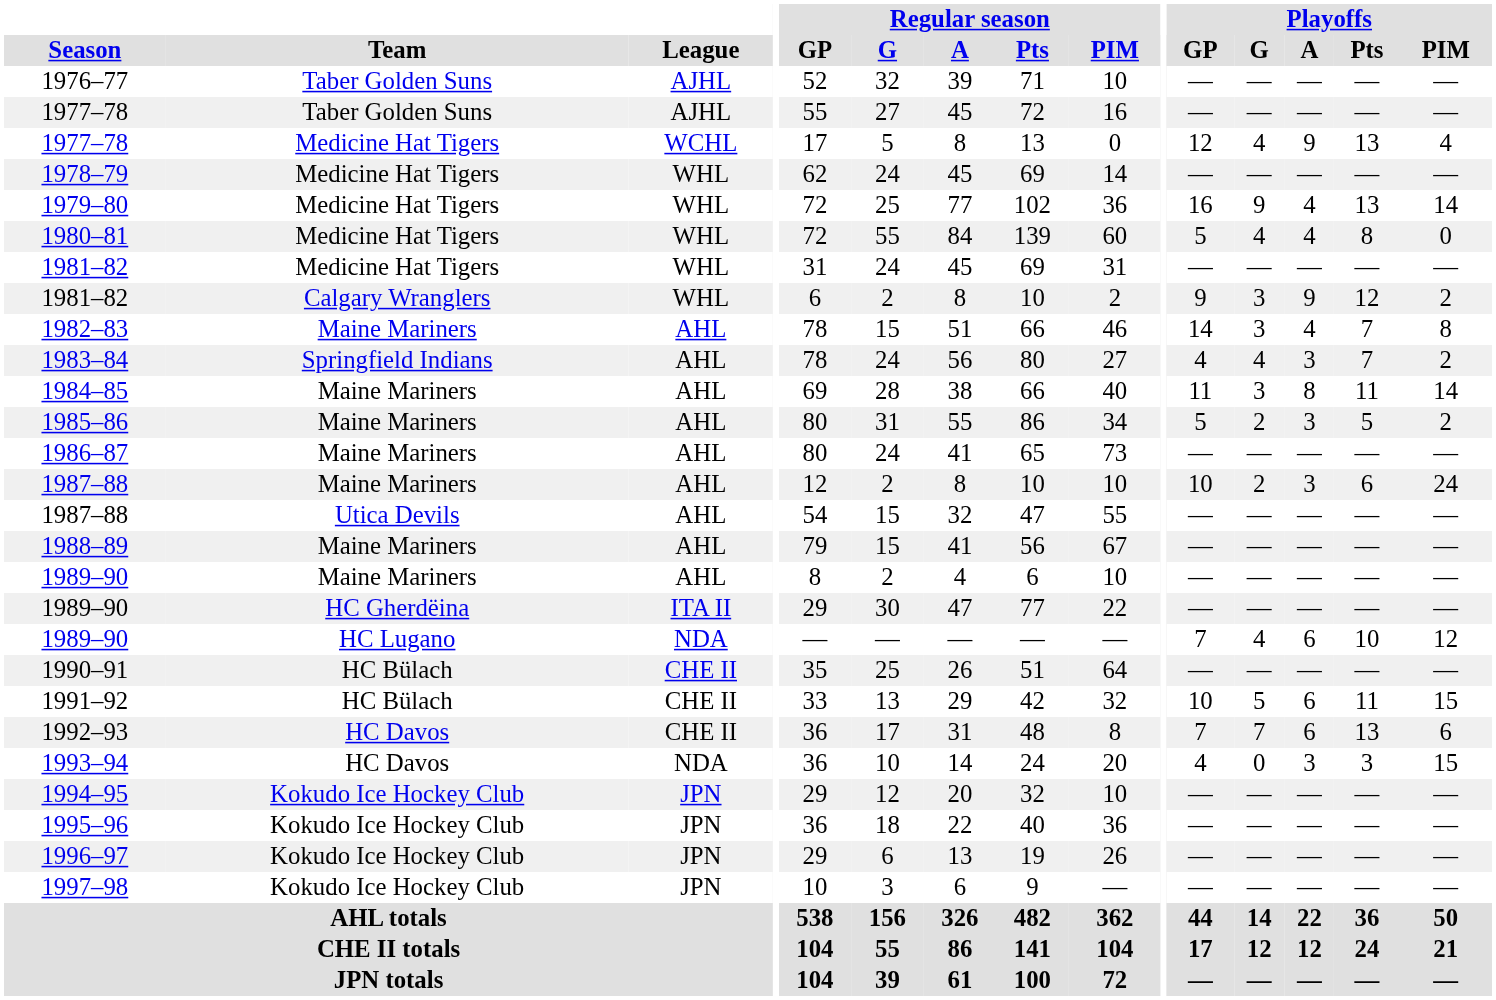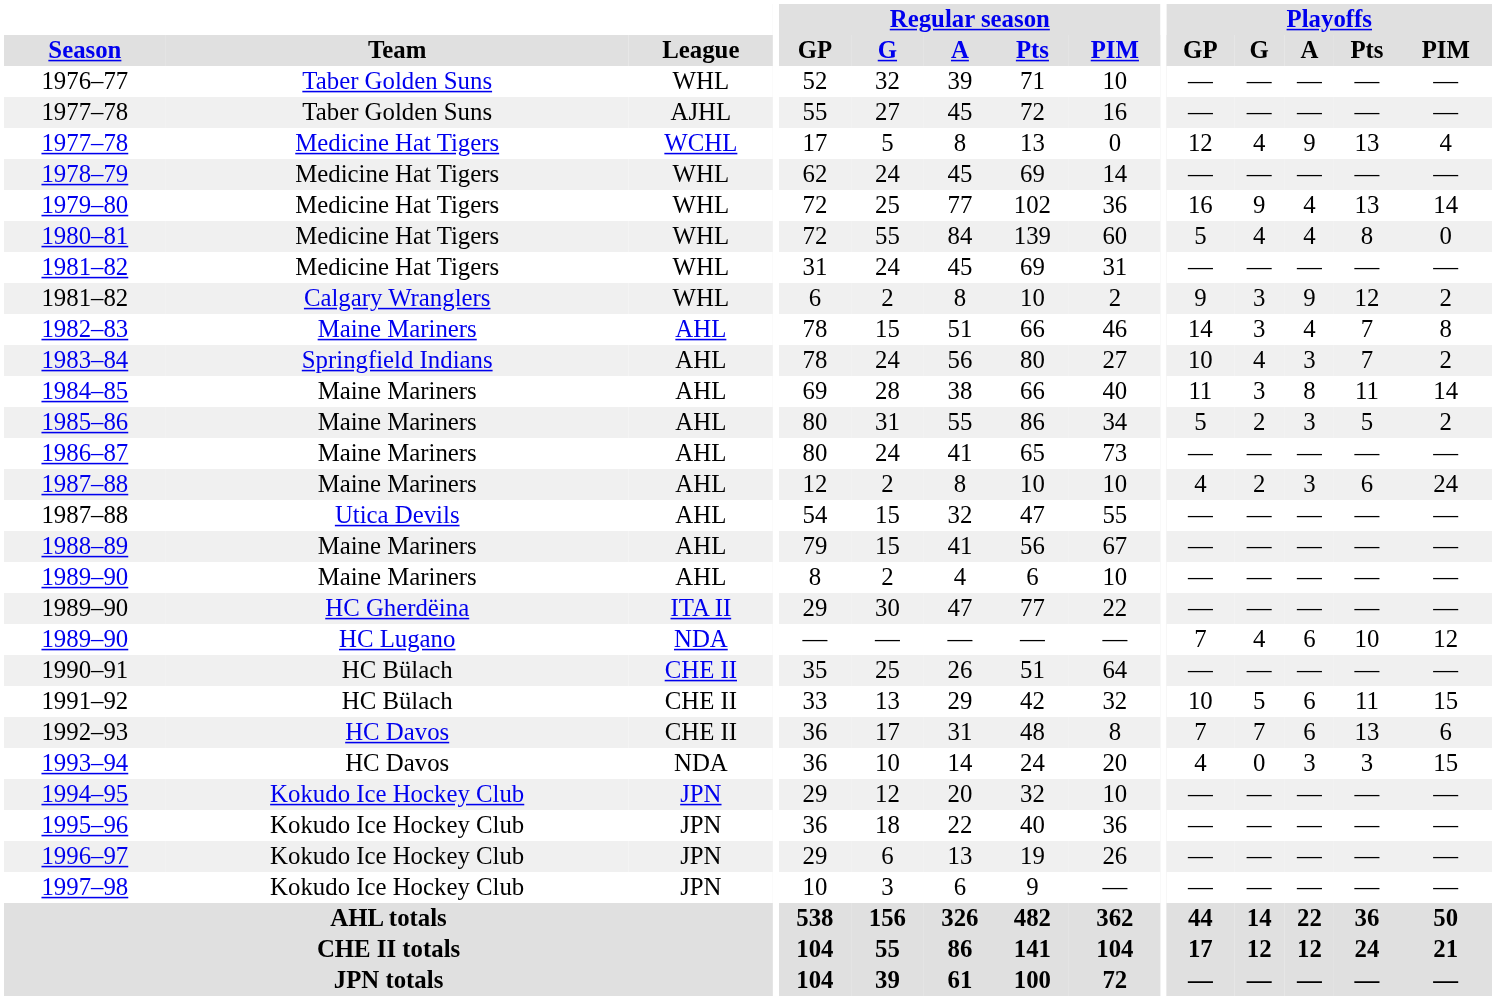(701, 81) AJHL -> (701, 81) WHL
(1200, 360) 4 -> (1200, 360) 10
(1200, 484) 10 -> (1200, 484) 4
